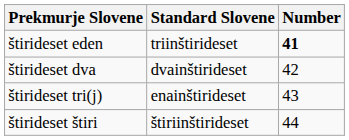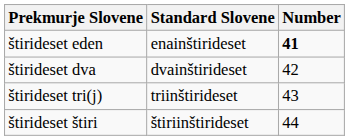(194, 43) triinštirideset -> (198, 43) enainštirideset
(198, 95) enainštirideset -> (194, 95) triinštirideset
